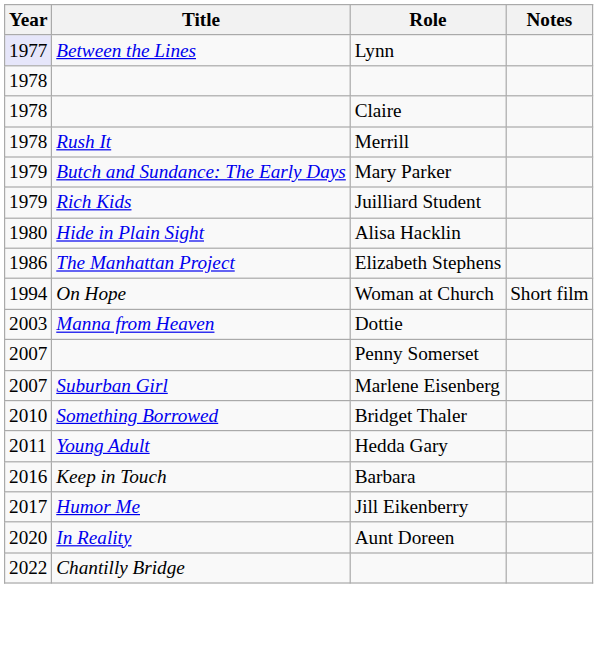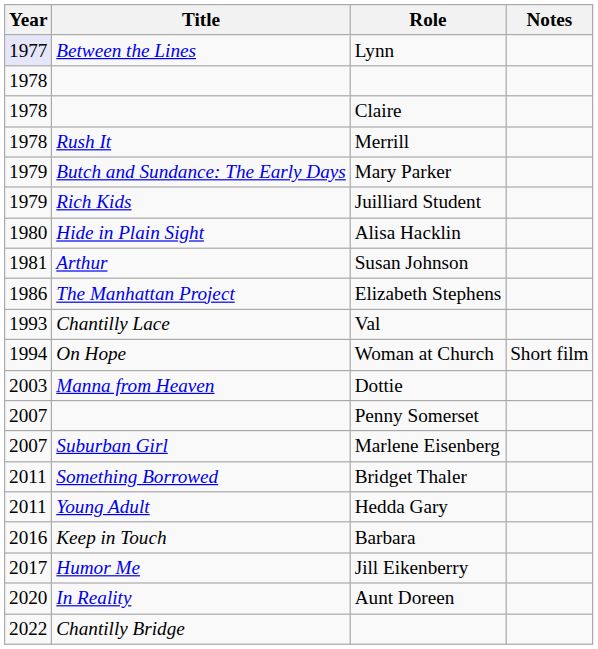+ row: (82, 263)
+ row: (113, 324)
(28, 415) 2010 -> (28, 476) 2011
